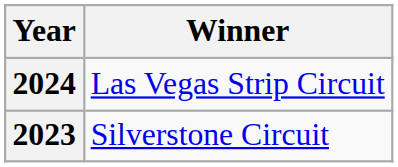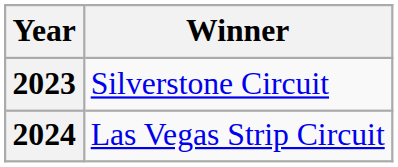rows swapped: (44, 135) <-> (44, 83)
